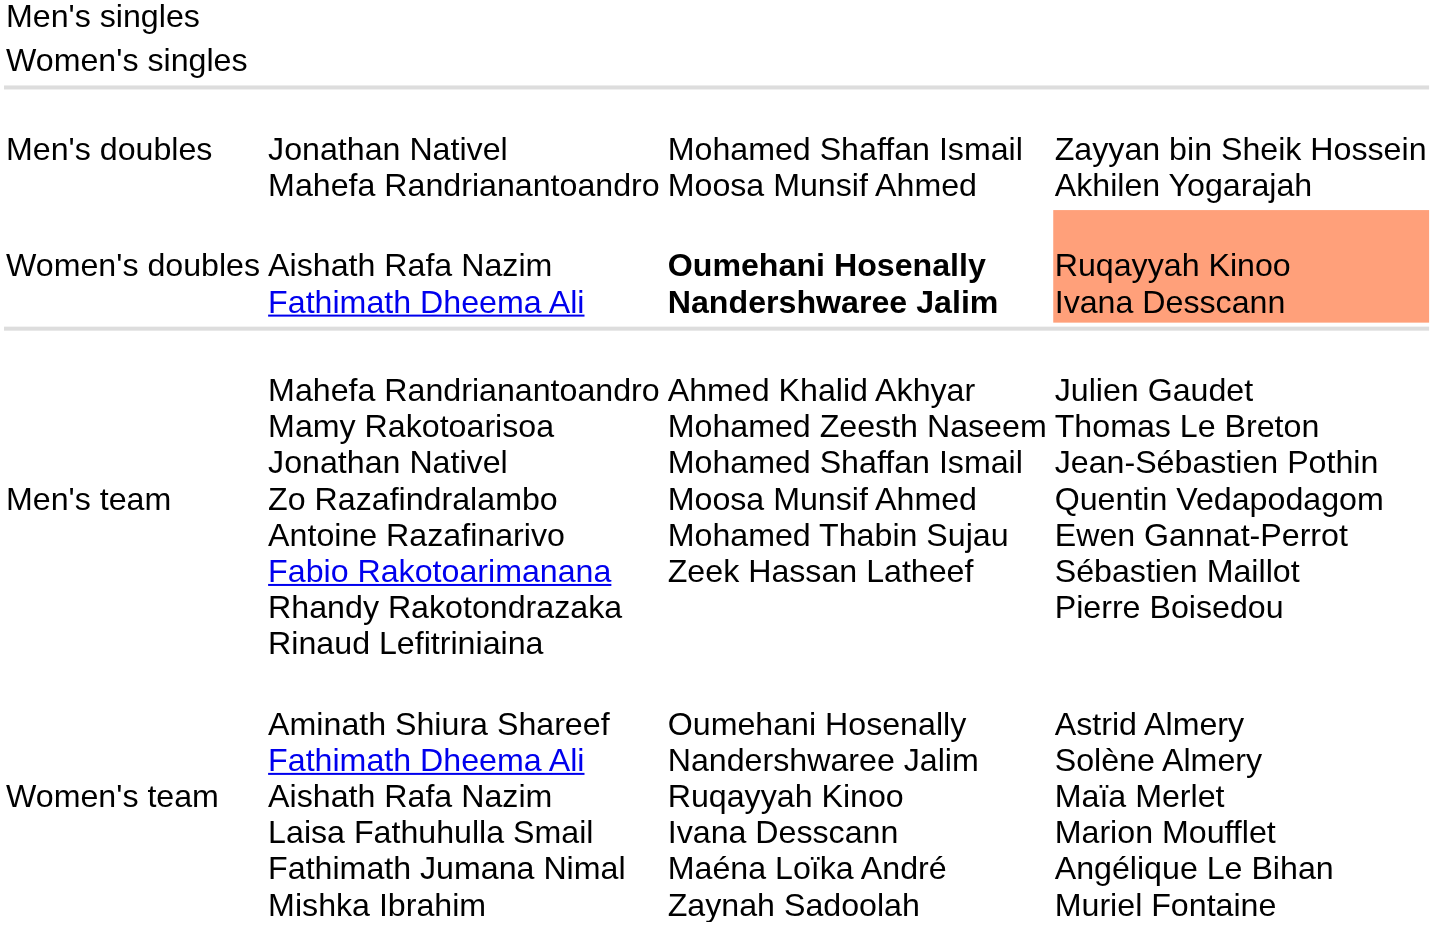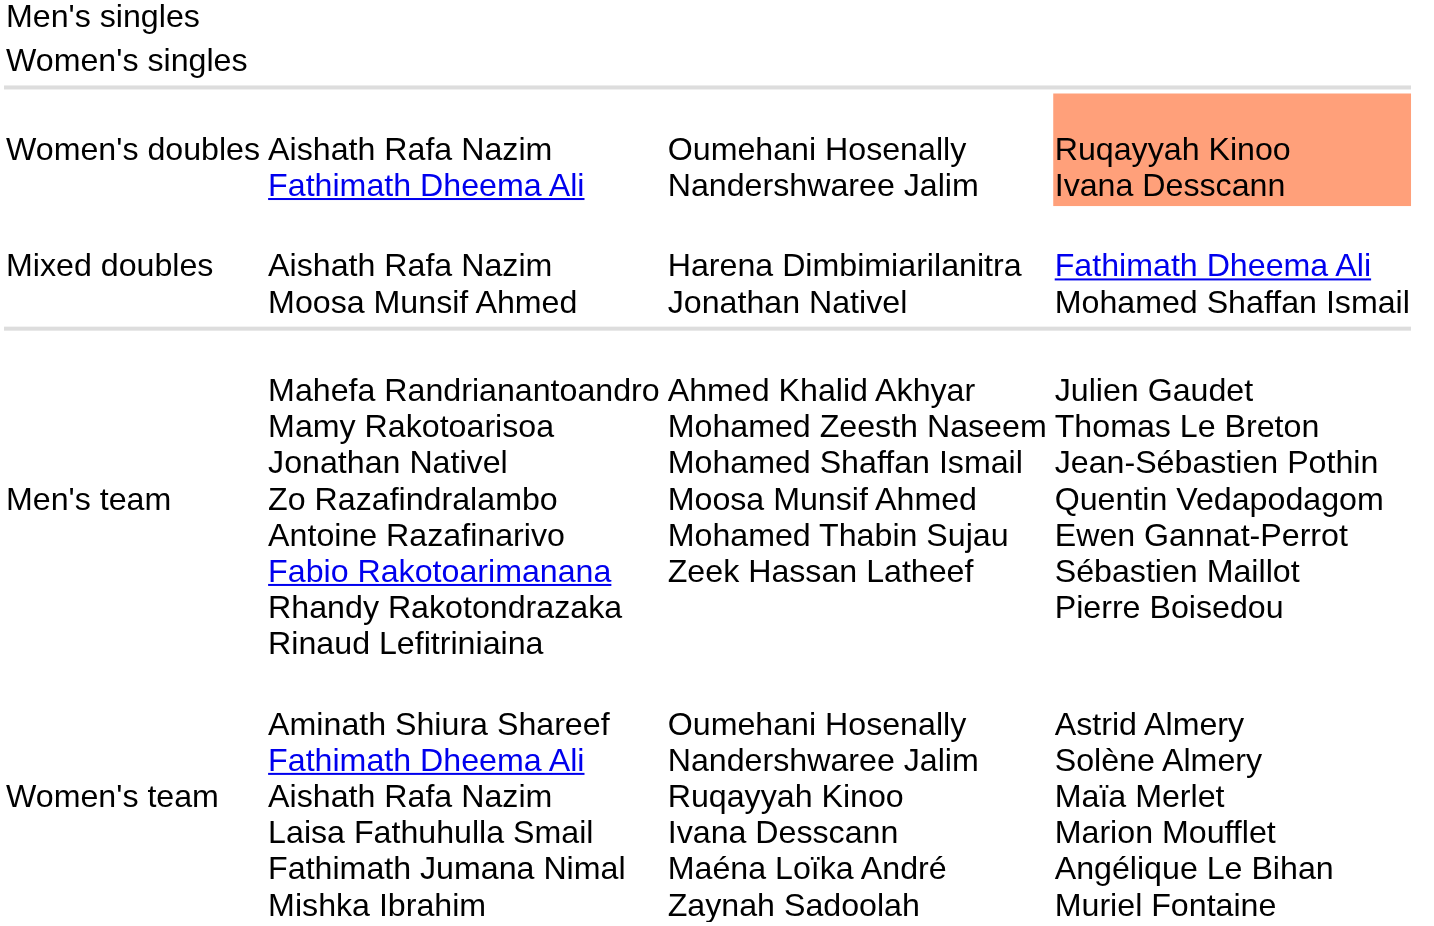- row: (109, 149)
(833, 283) bold -> (823, 167) normal
+ row: (110, 265)
